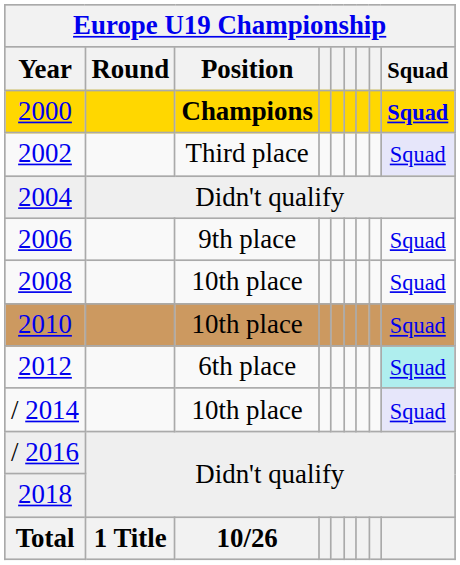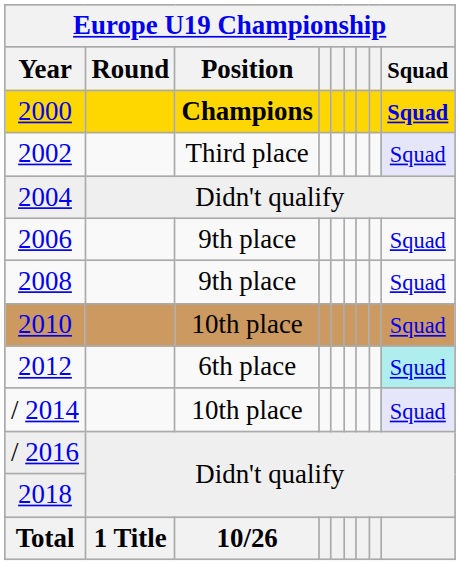(247, 281) 10th place -> (247, 281) 9th place
